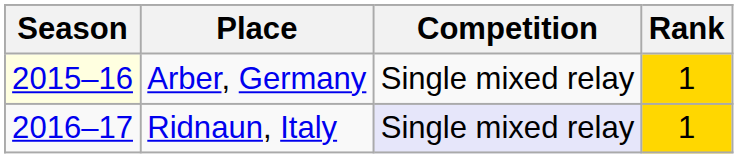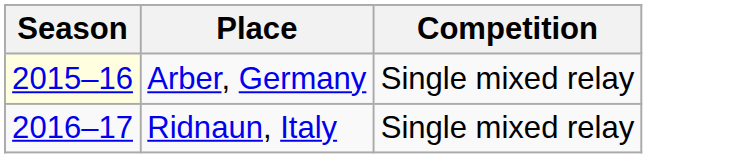- column: (687, 29)
(508, 127) lavender background -> (508, 127) no background
